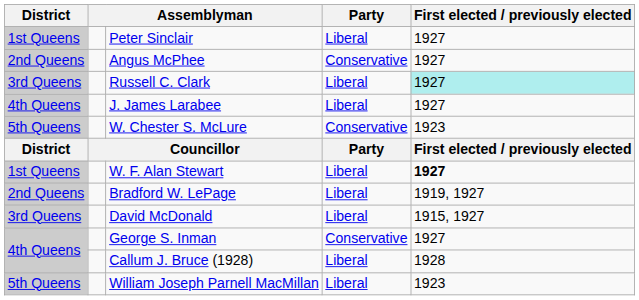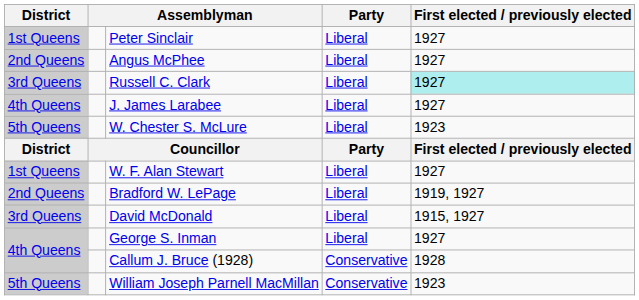(366, 60) Conservative -> (346, 60) Liberal
(366, 127) Conservative -> (346, 127) Liberal
(430, 171) bold -> (430, 171) normal
(366, 238) Conservative -> (346, 238) Liberal
(346, 261) Liberal -> (366, 261) Conservative
(346, 283) Liberal -> (366, 283) Conservative
